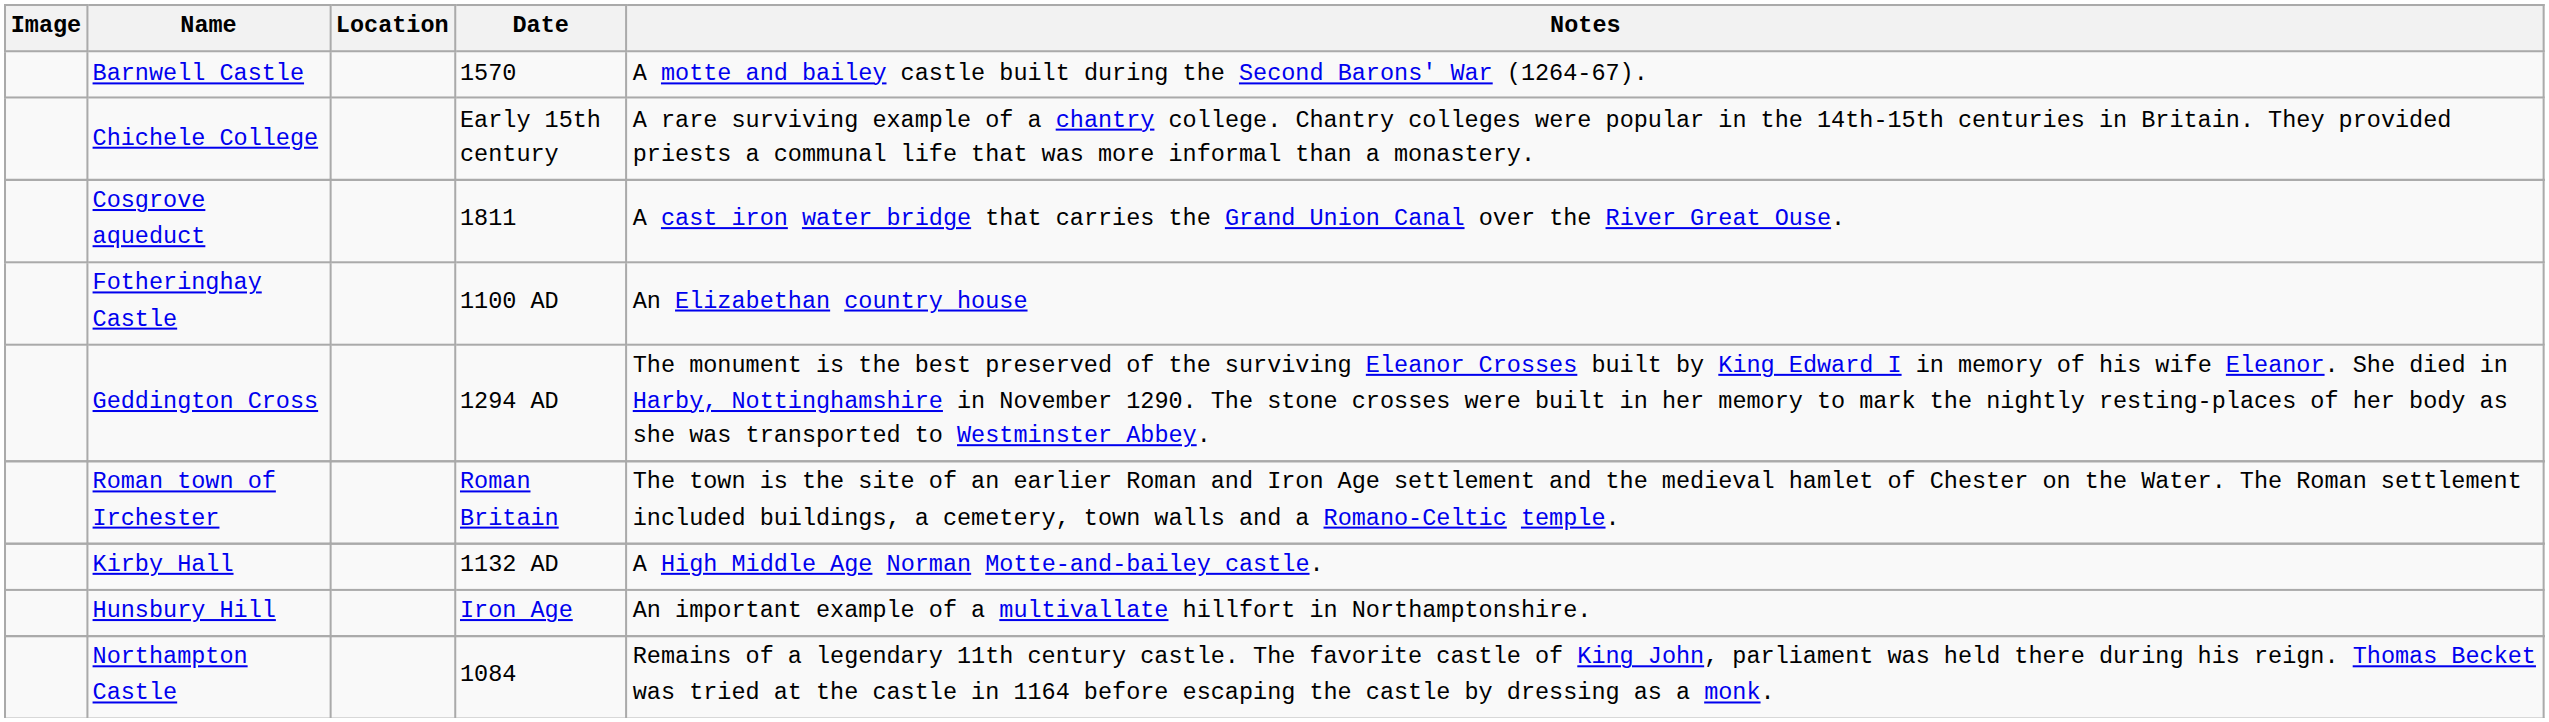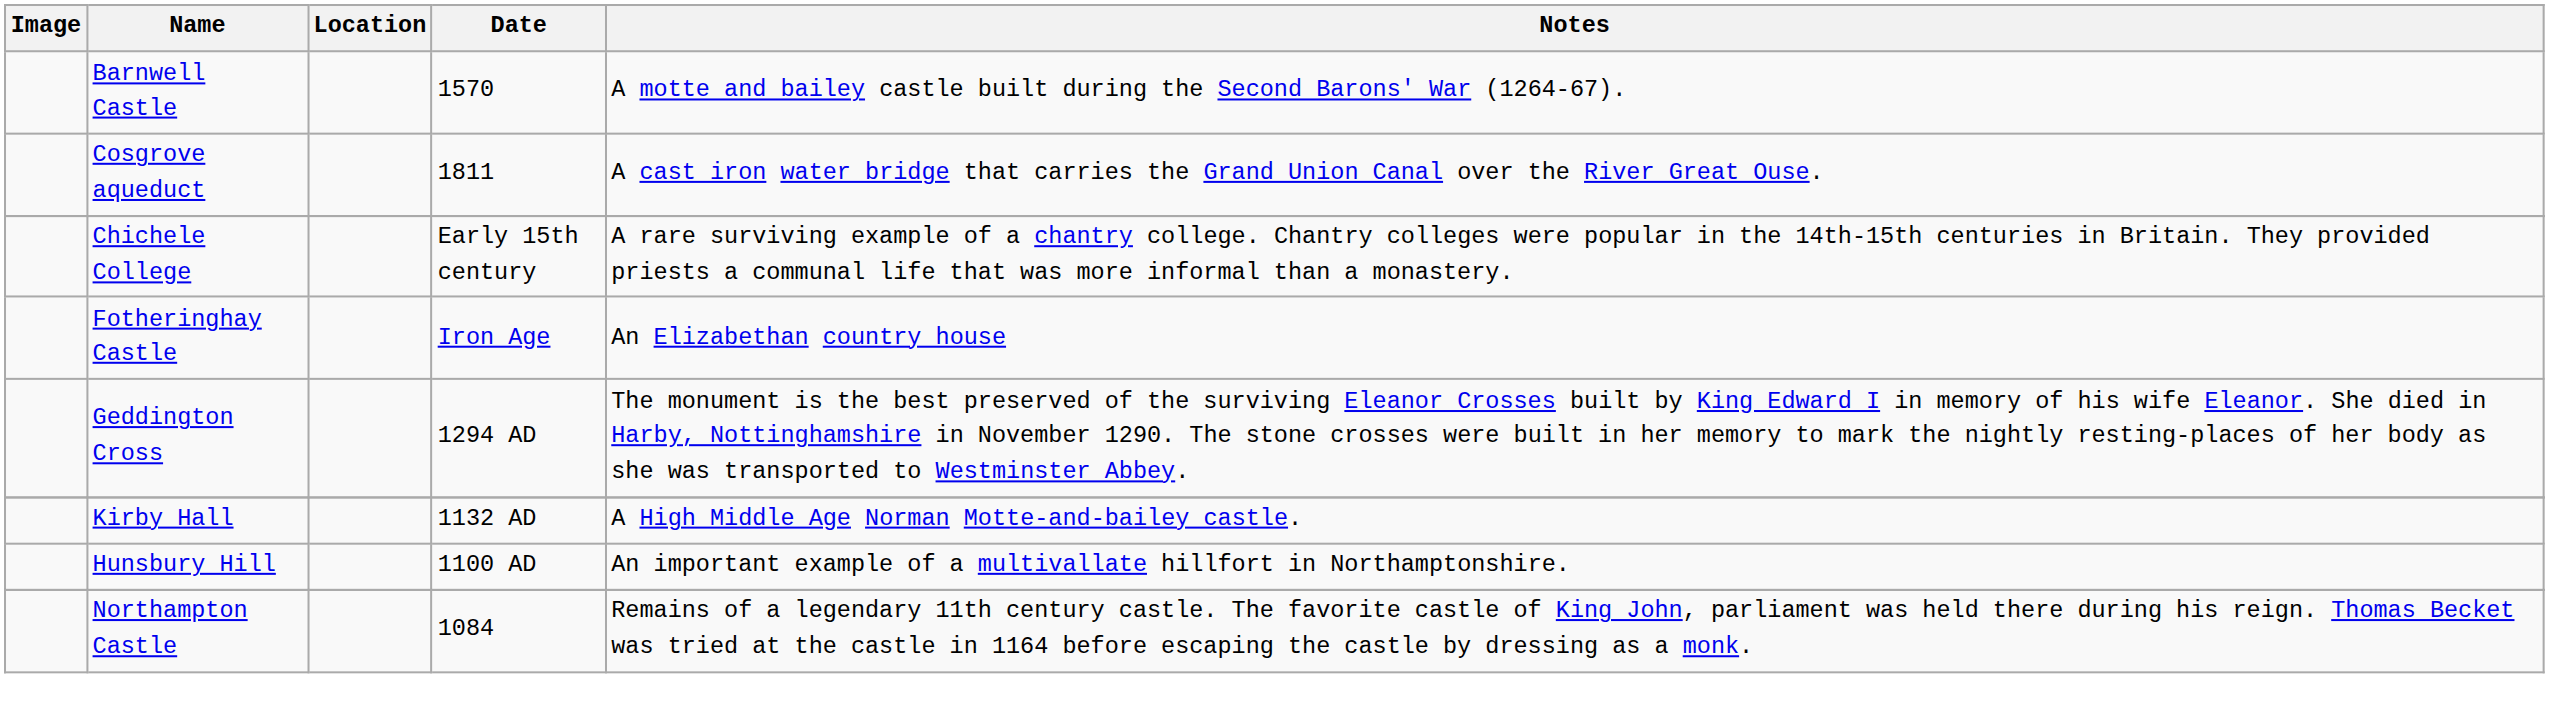rows swapped: (205, 137) <-> (149, 219)
(509, 301) 1100 AD -> (494, 336) Iron Age
- row: (184, 500)
(516, 611) Iron Age -> (487, 565) 1100 AD
